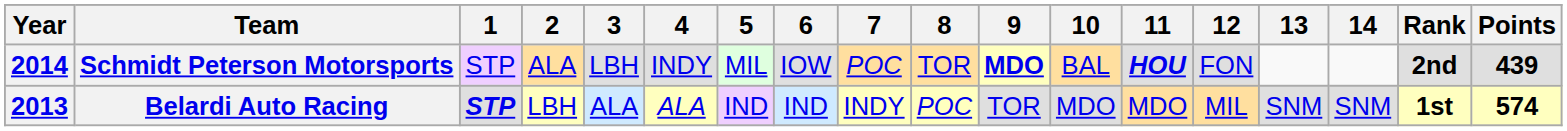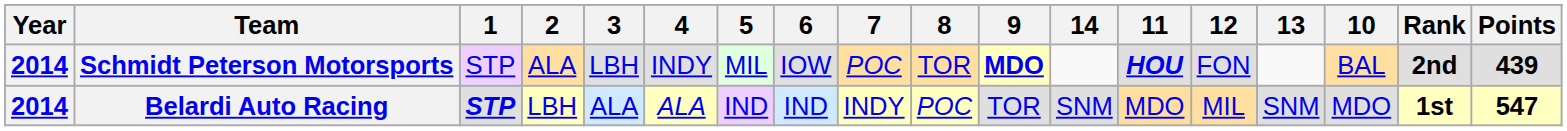columns swapped: (1086, 25) <-> (1363, 25)
(39, 105) 2013 -> (39, 105) 2014
(1517, 105) 574 -> (1517, 105) 547
